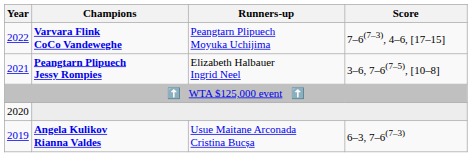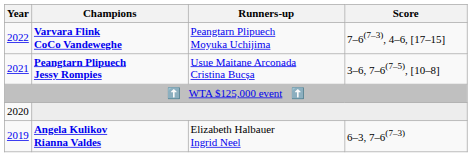(233, 69) Elizabeth Halbauer Ingrid Neel -> (243, 69) Usue Maitane Arconada Cristina Bucșa
(243, 136) Usue Maitane Arconada Cristina Bucșa -> (233, 136) Elizabeth Halbauer Ingrid Neel
